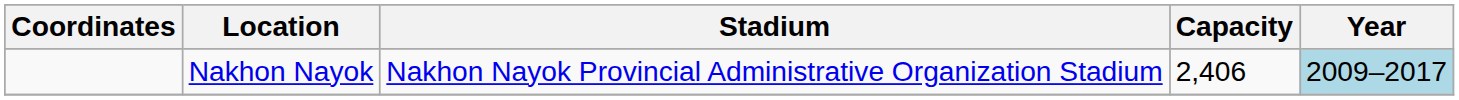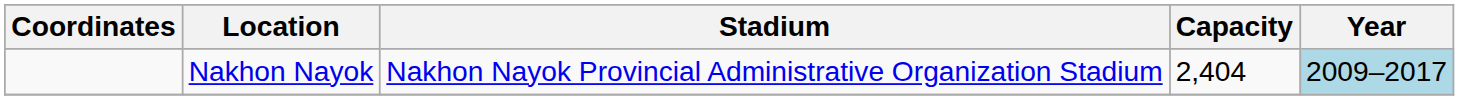(1211, 71) 2,406 -> (1211, 71) 2,404
